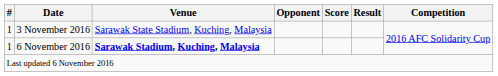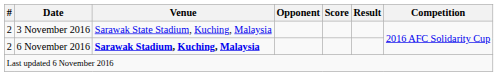(9, 29) 1 -> (9, 29) 2
(9, 46) 1 -> (9, 46) 2
